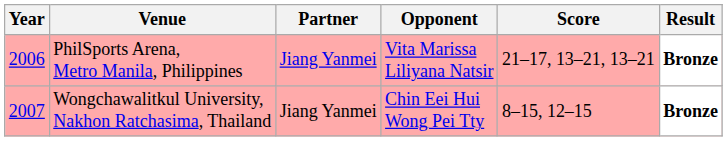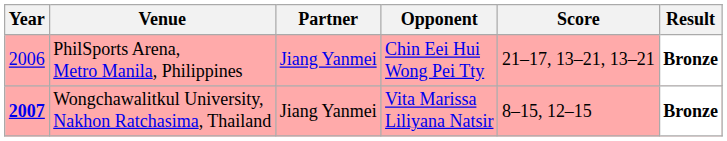(439, 60) Vita Marissa Liliyana Natsir -> (435, 60) Chin Eei Hui Wong Pei Tty
(27, 110) normal -> (27, 110) bold
(435, 110) Chin Eei Hui Wong Pei Tty -> (439, 110) Vita Marissa Liliyana Natsir
